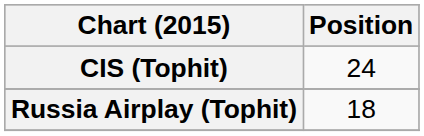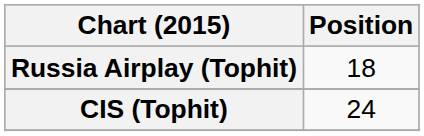rows swapped: (154, 67) <-> (154, 109)
